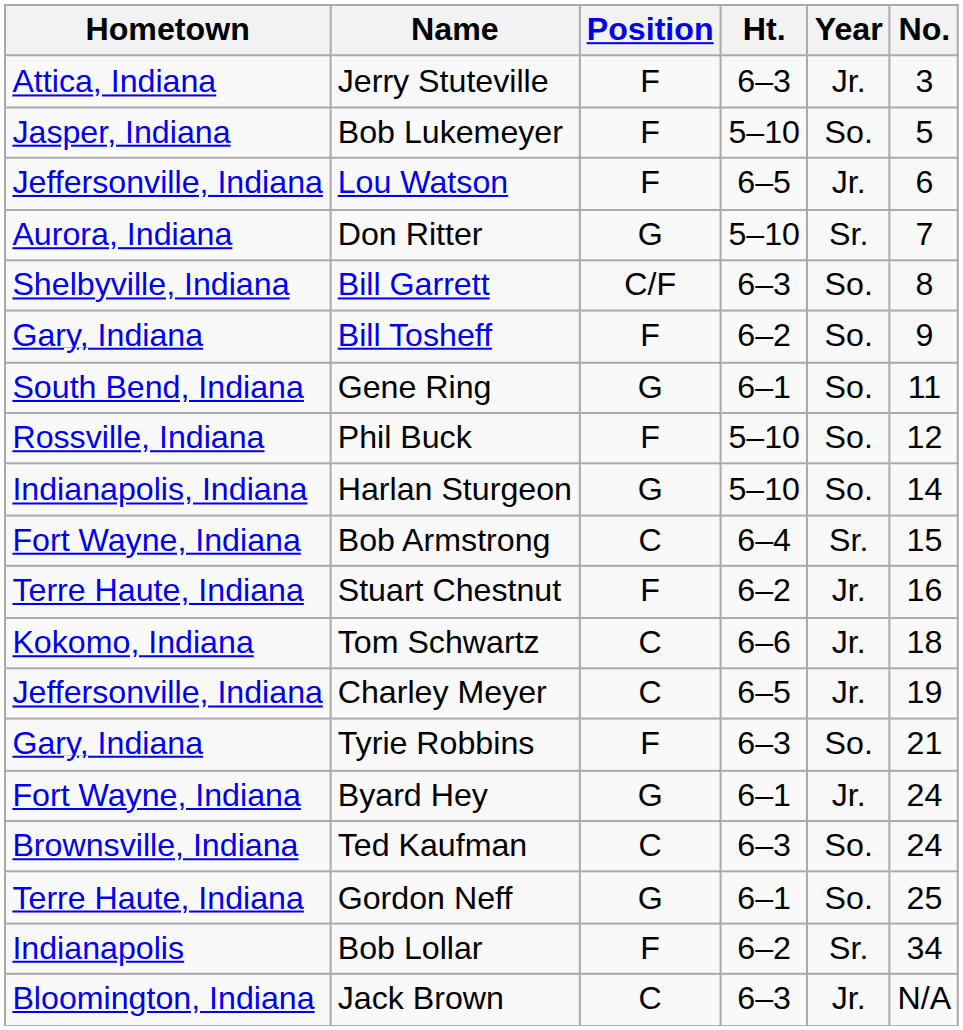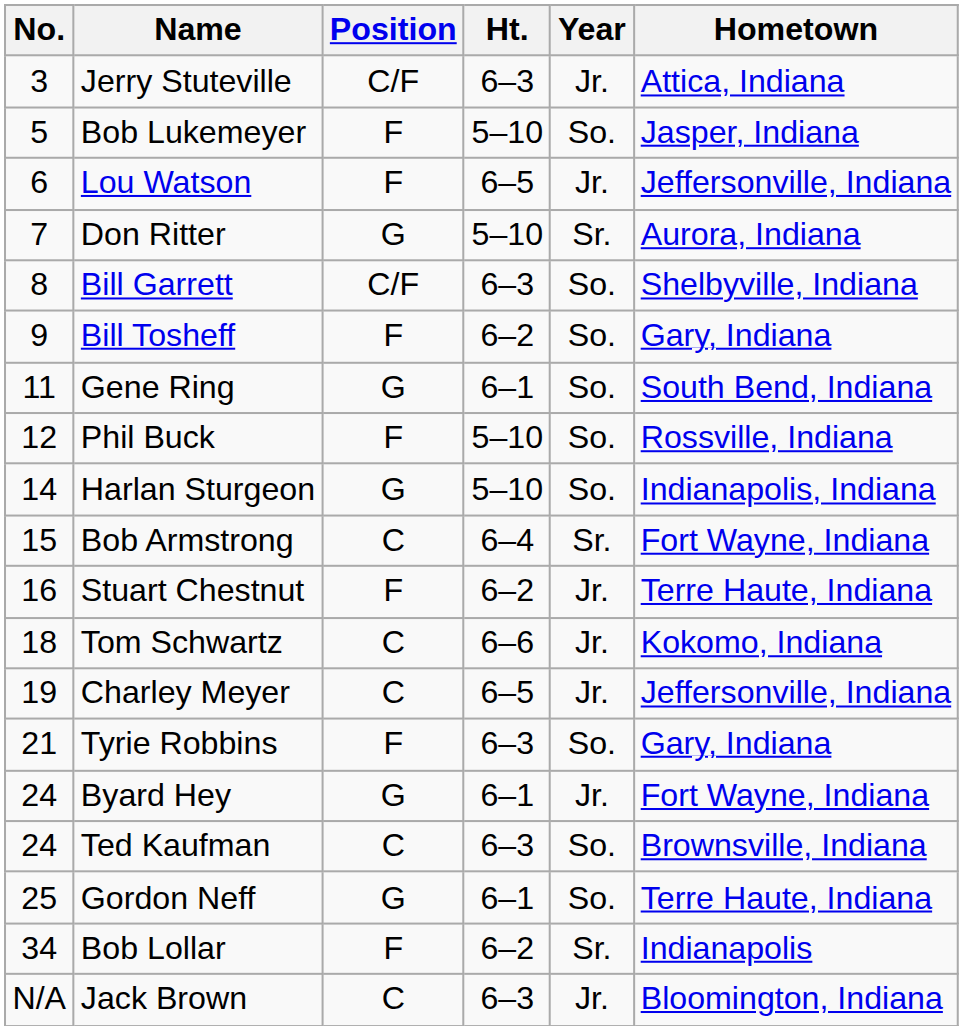columns swapped: (924, 30) <-> (168, 30)
(650, 81) F -> (393, 81) C/F
